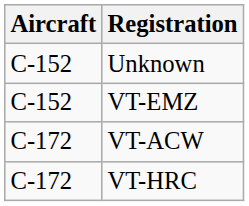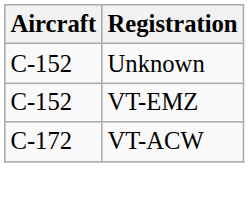- row: (152, 180)
